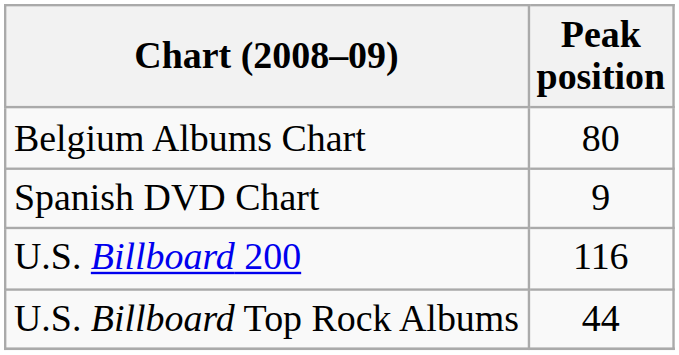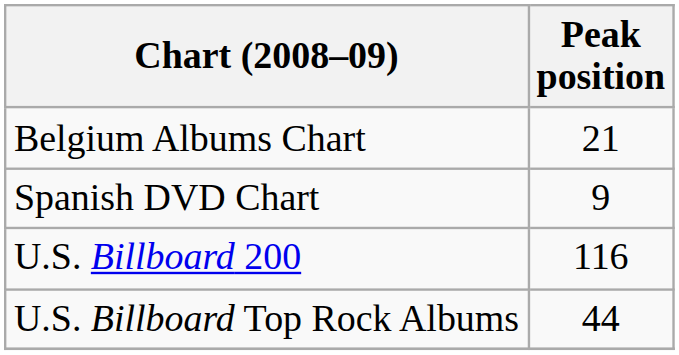(601, 137) 80 -> (601, 137) 21
